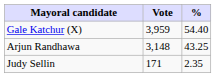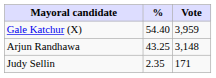columns swapped: (162, 13) <-> (196, 13)
